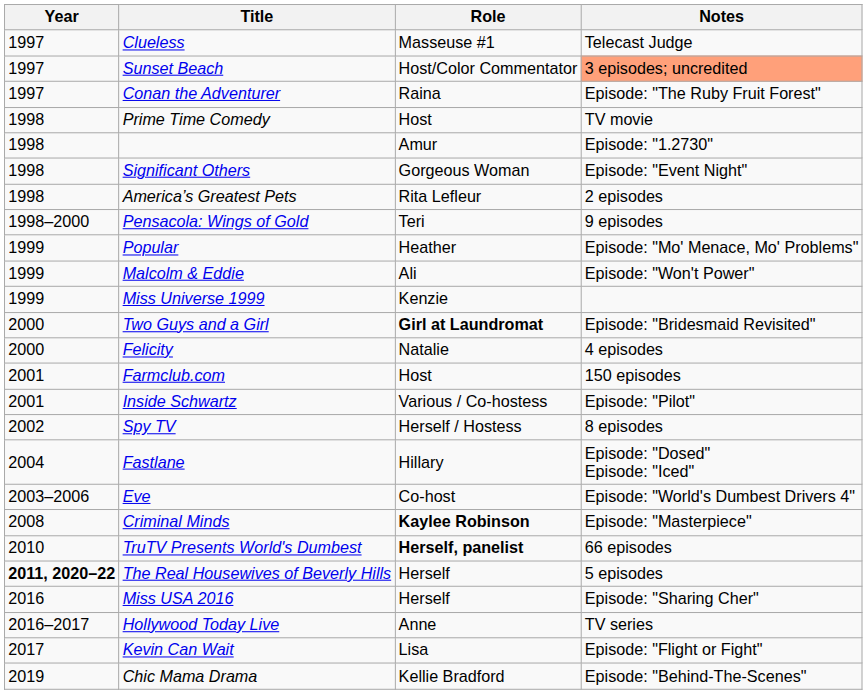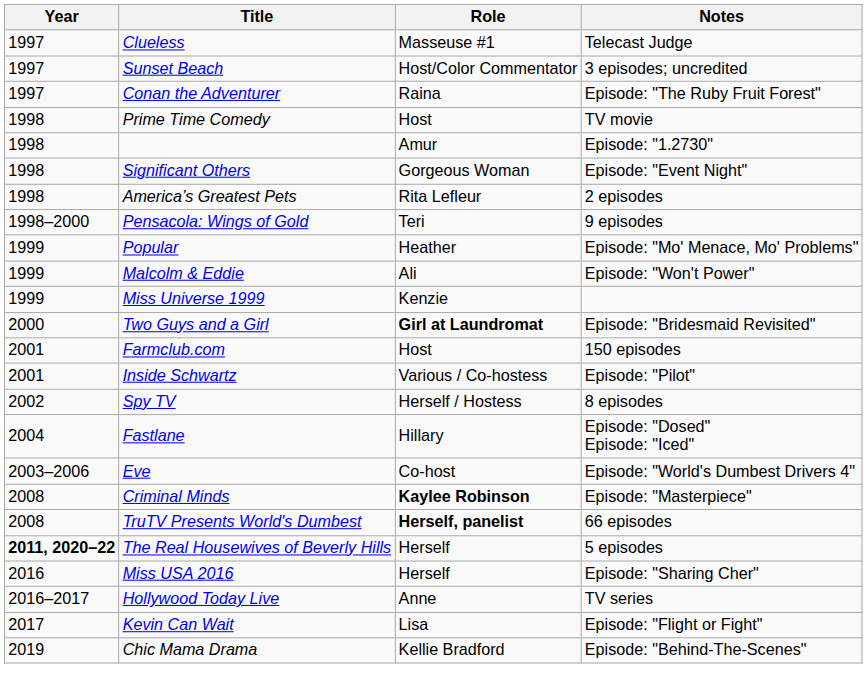(666, 68) lightsalmon background -> (666, 68) no background
- row: (148, 350)
(26, 548) 2010 -> (26, 522) 2008
